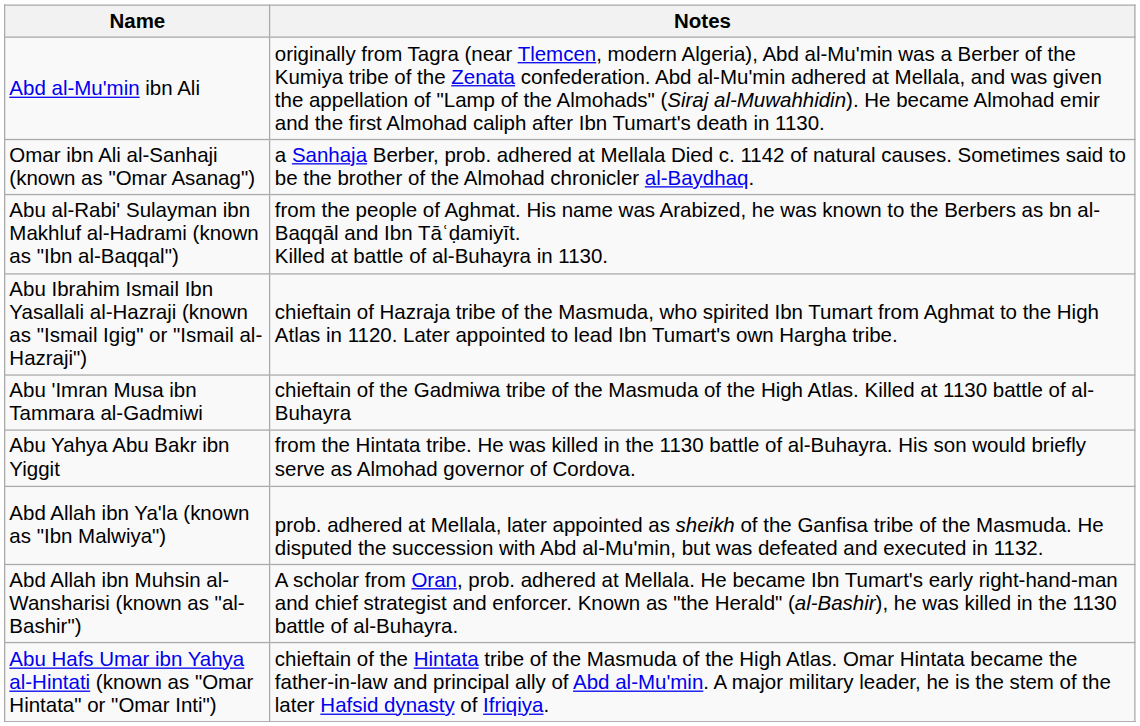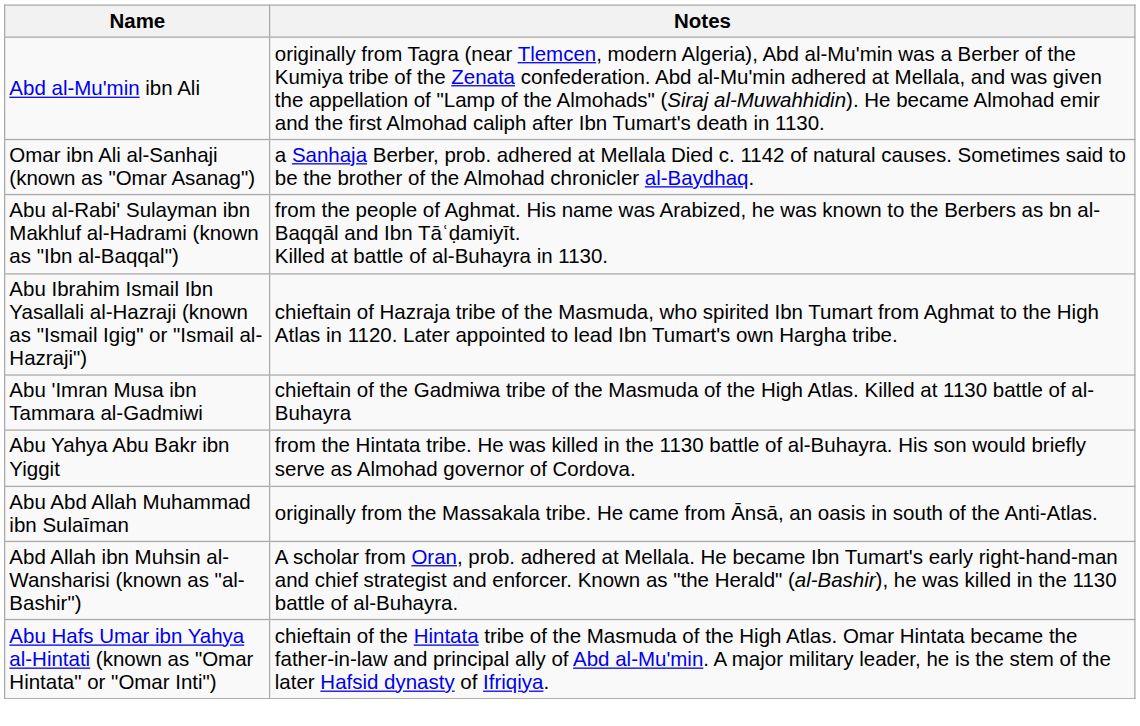+ row: (130, 513)
- row: (129, 525)
